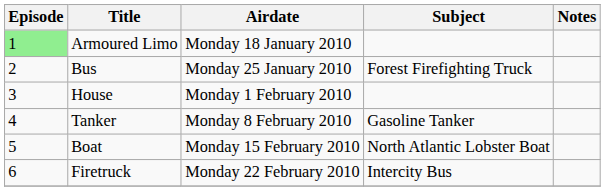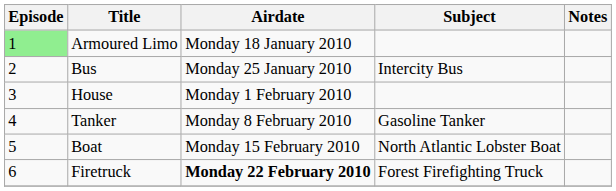(450, 69) Forest Firefighting Truck -> (420, 69) Intercity Bus
(272, 172) normal -> (278, 172) bold
(410, 172) Intercity Bus -> (461, 172) Forest Firefighting Truck
